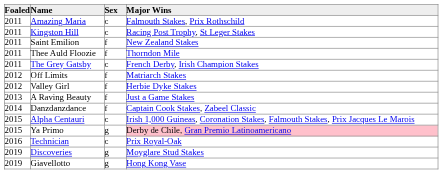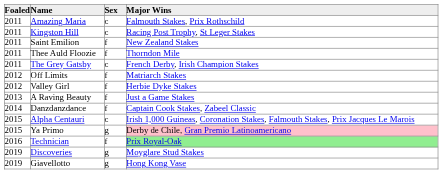(106, 141) c -> (106, 141) f
(154, 141) no background -> (154, 141) lightgreen background
